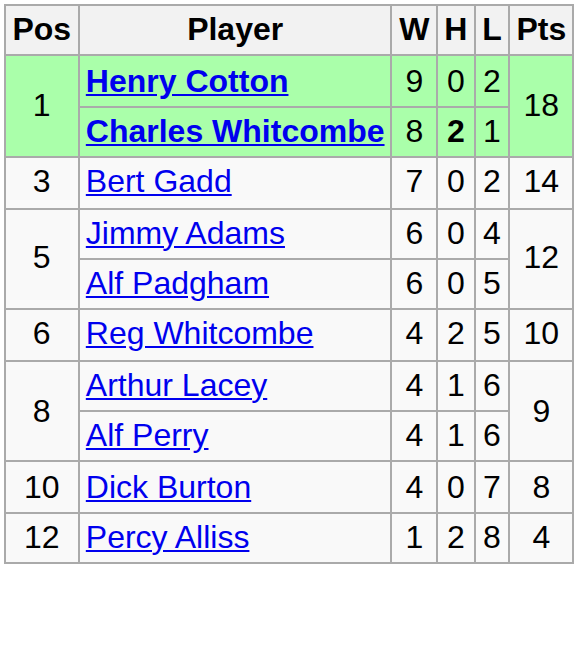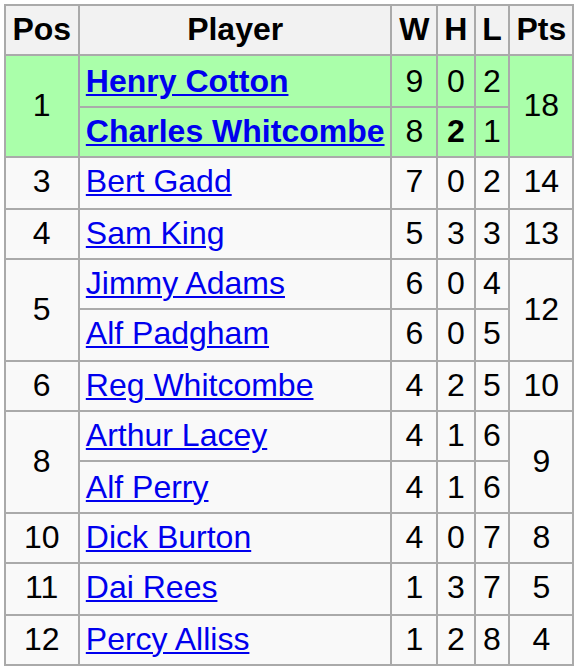+ row: (155, 232)
+ row: (152, 588)
